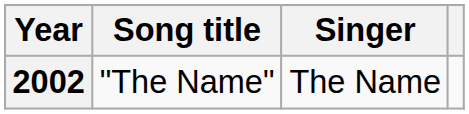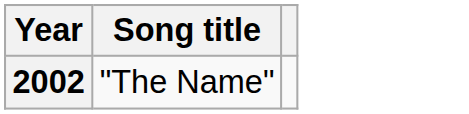- column: (365, 30)
